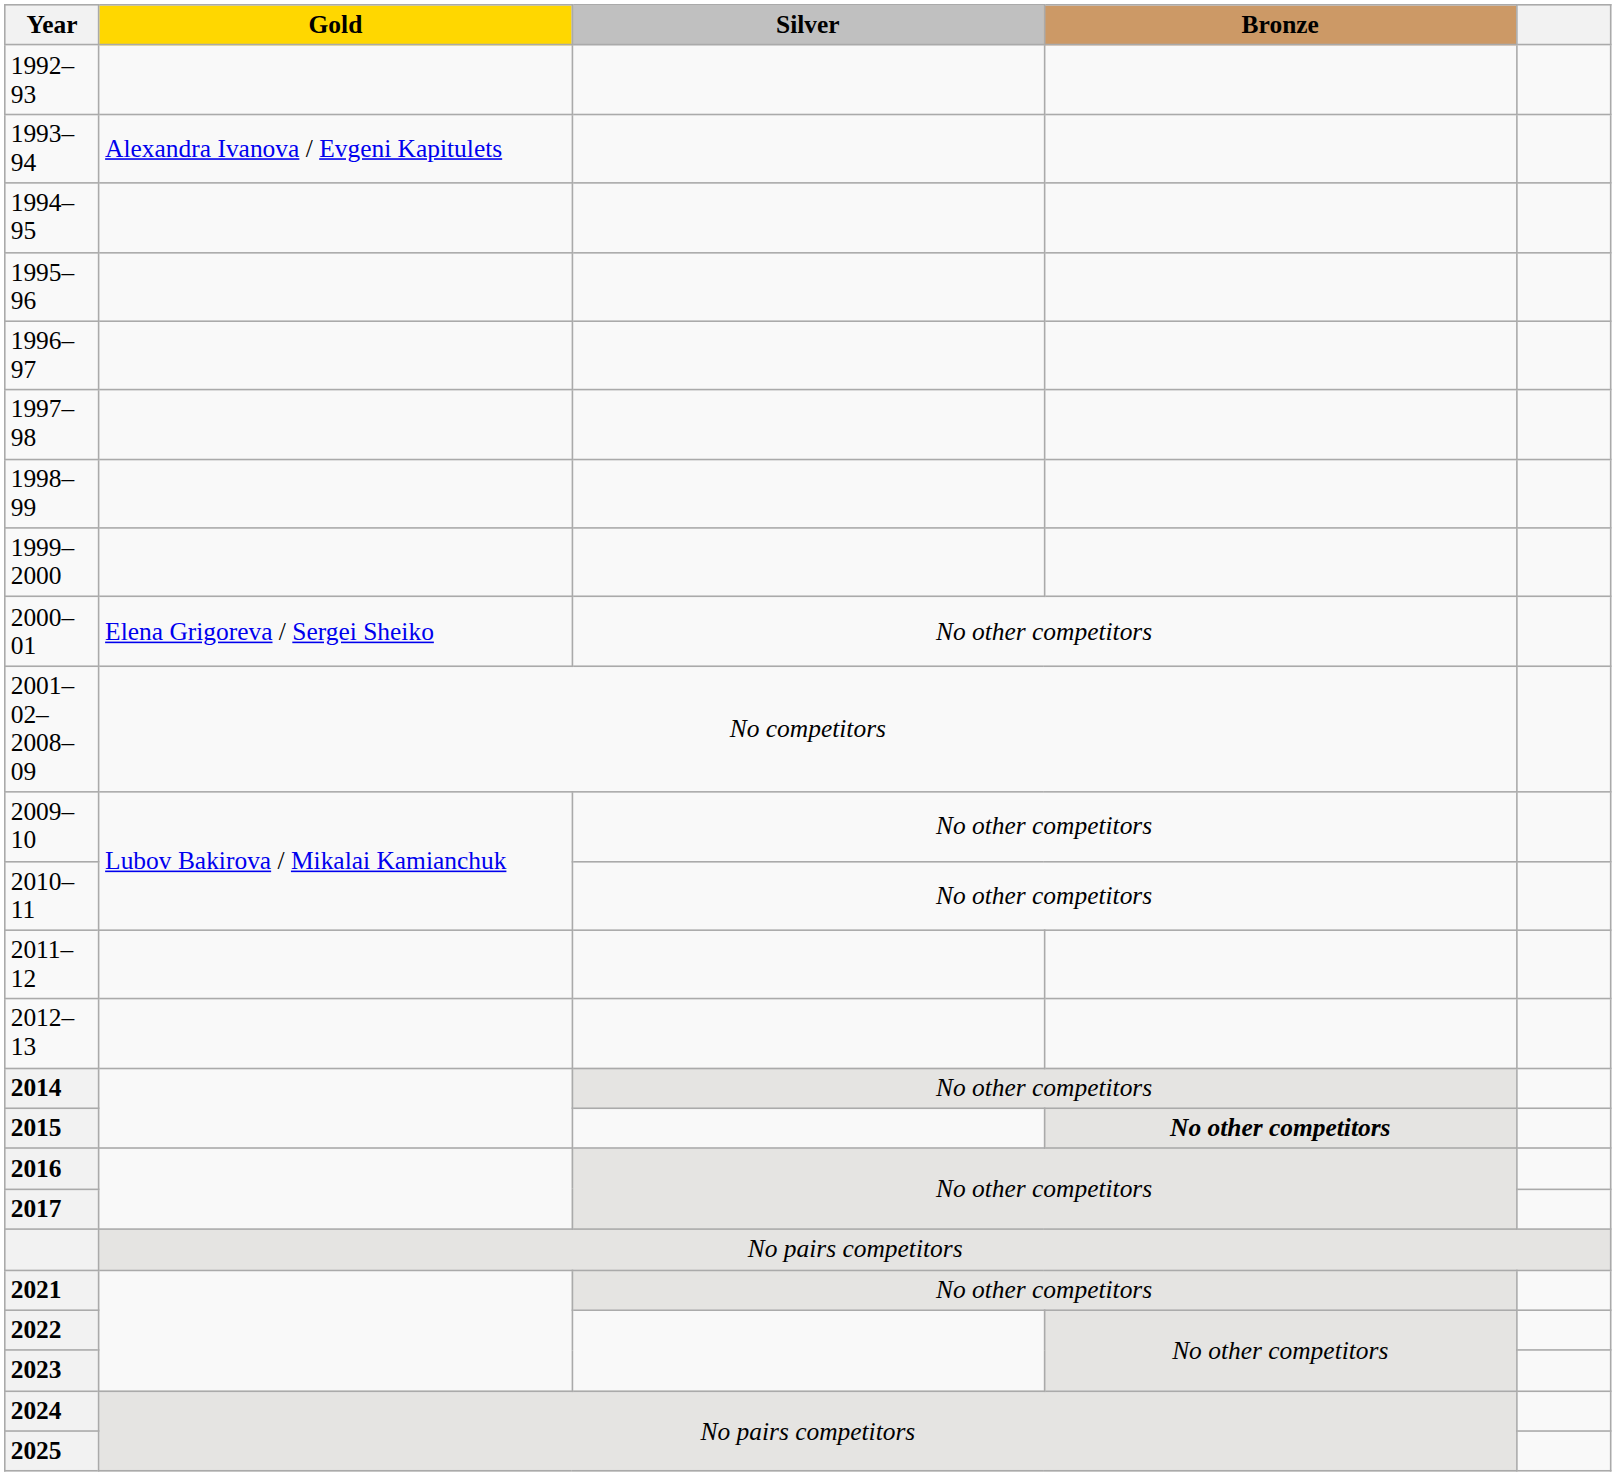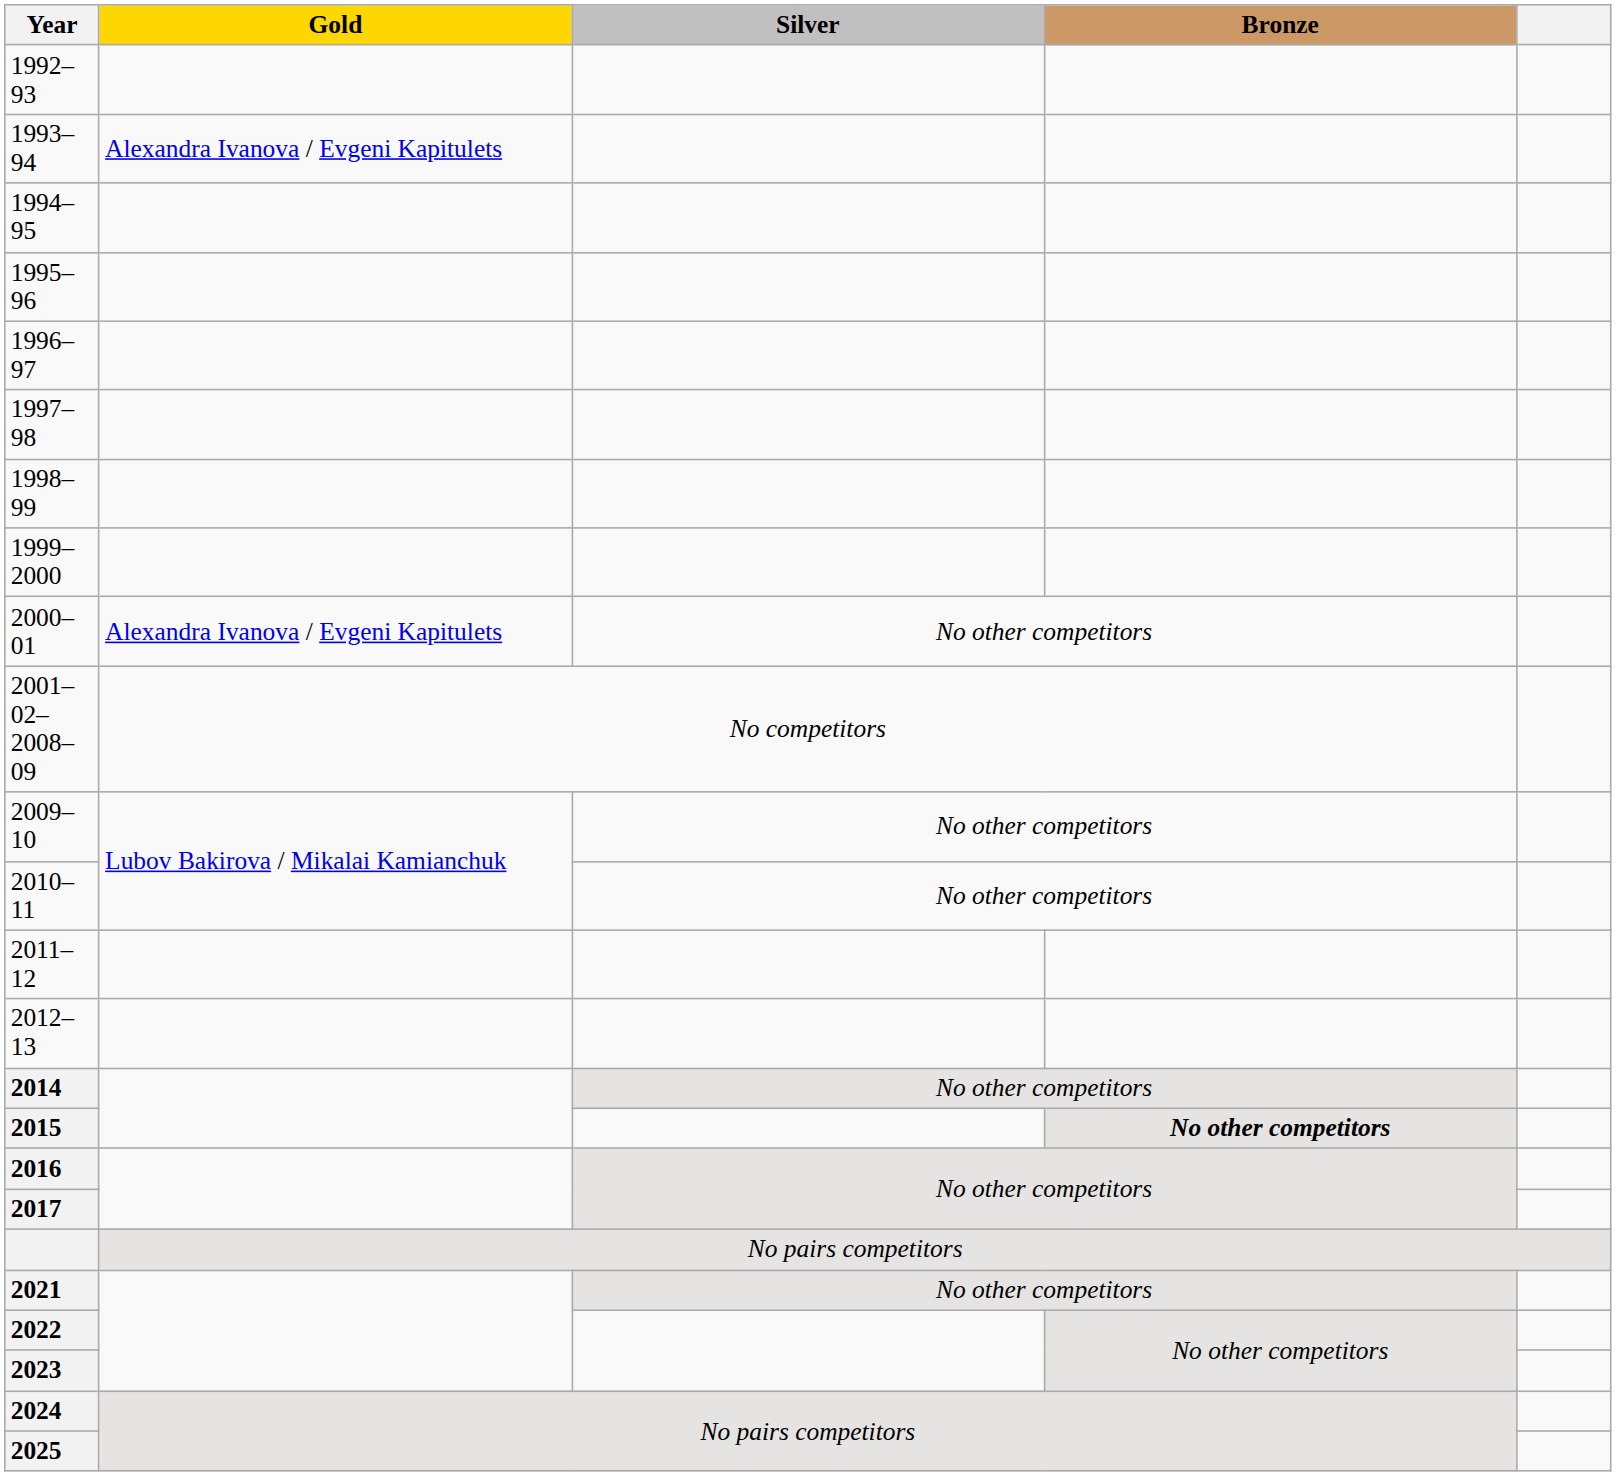(269, 631) Elena Grigoreva / Sergei Sheiko -> (304, 631) Alexandra Ivanova / Evgeni Kapitulets
